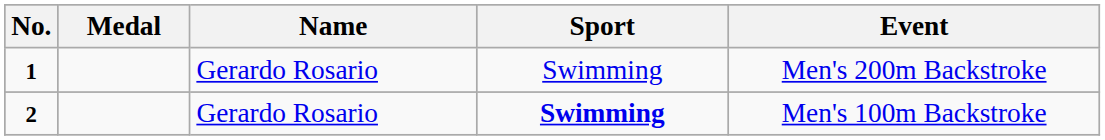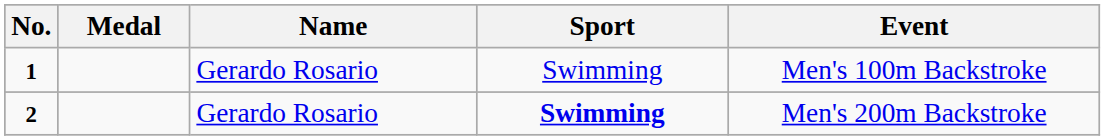(914, 69) Men's 200m Backstroke -> (914, 69) Men's 100m Backstroke
(914, 112) Men's 100m Backstroke -> (914, 112) Men's 200m Backstroke
